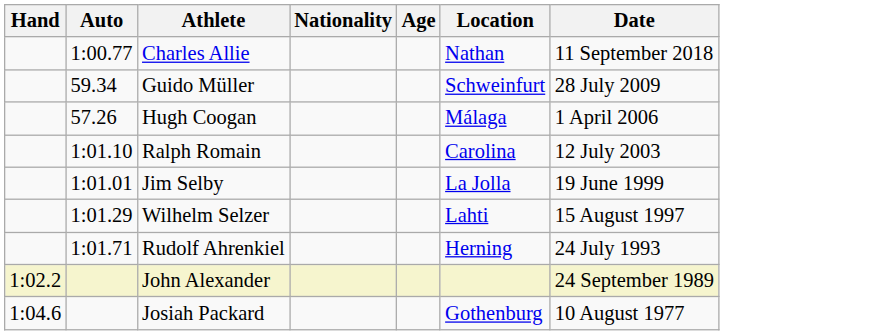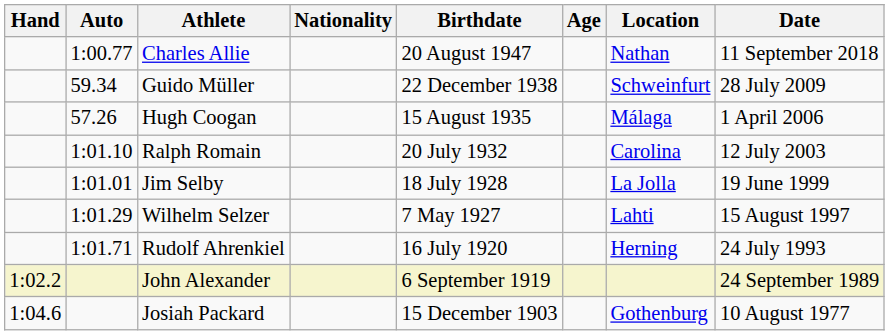+ column: (479, 20)
